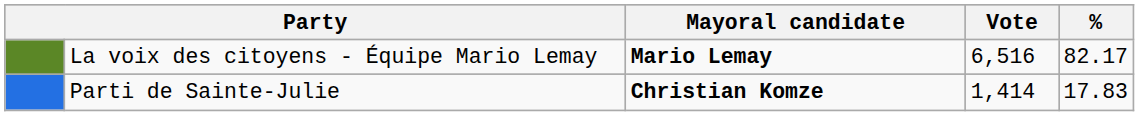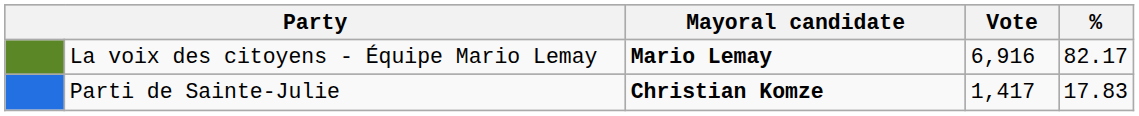(1003, 57) 6,516 -> (1003, 57) 6,916
(1003, 92) 1,414 -> (1003, 92) 1,417
